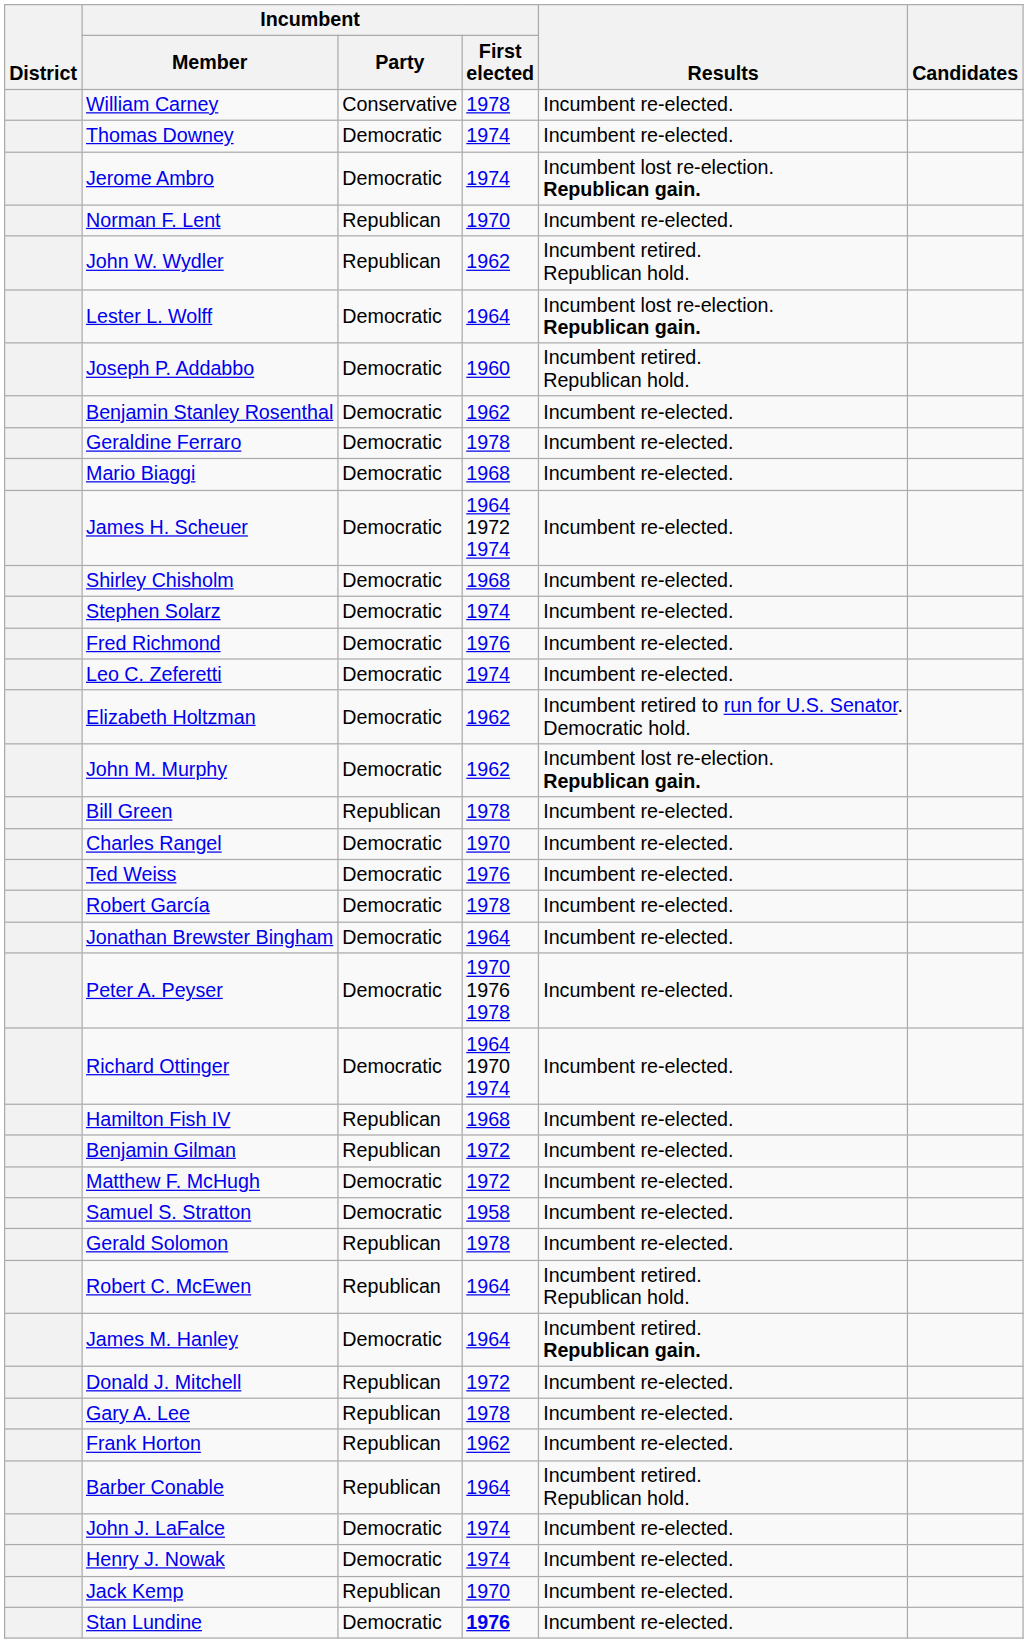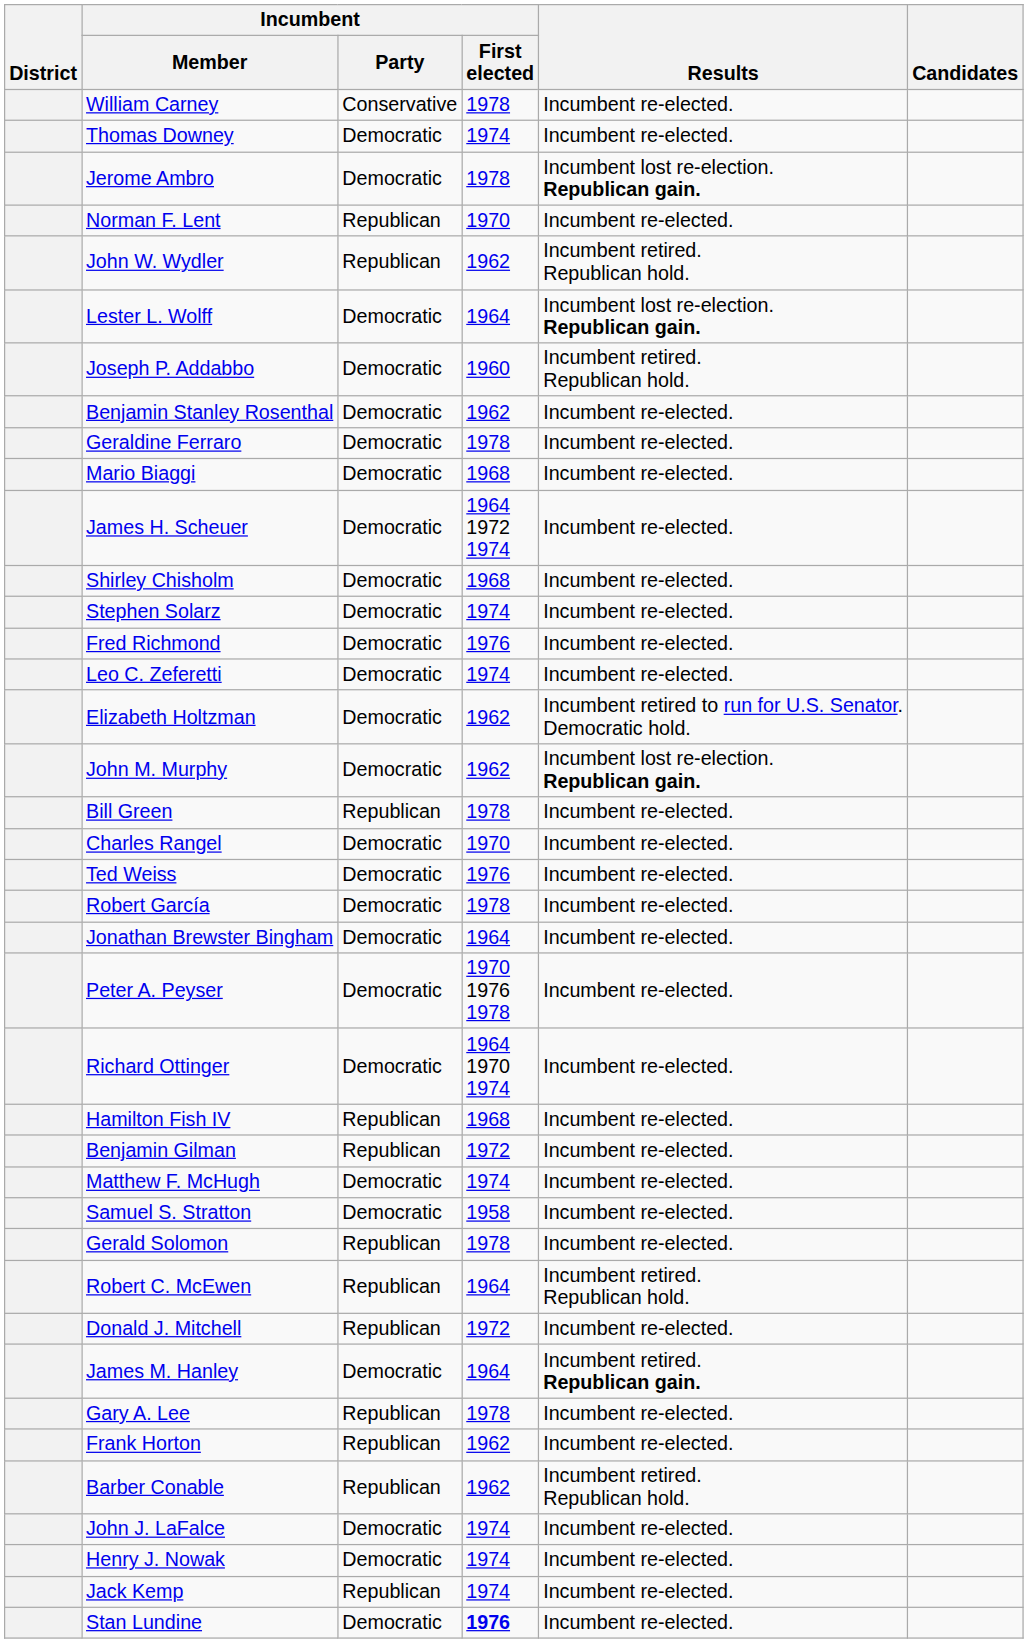(488, 178) 1974 -> (488, 178) 1978
(488, 1181) 1972 -> (488, 1181) 1974
rows swapped: (164, 1382) <-> (162, 1339)
(488, 1486) 1964 -> (488, 1486) 1962
(488, 1591) 1970 -> (488, 1591) 1974
